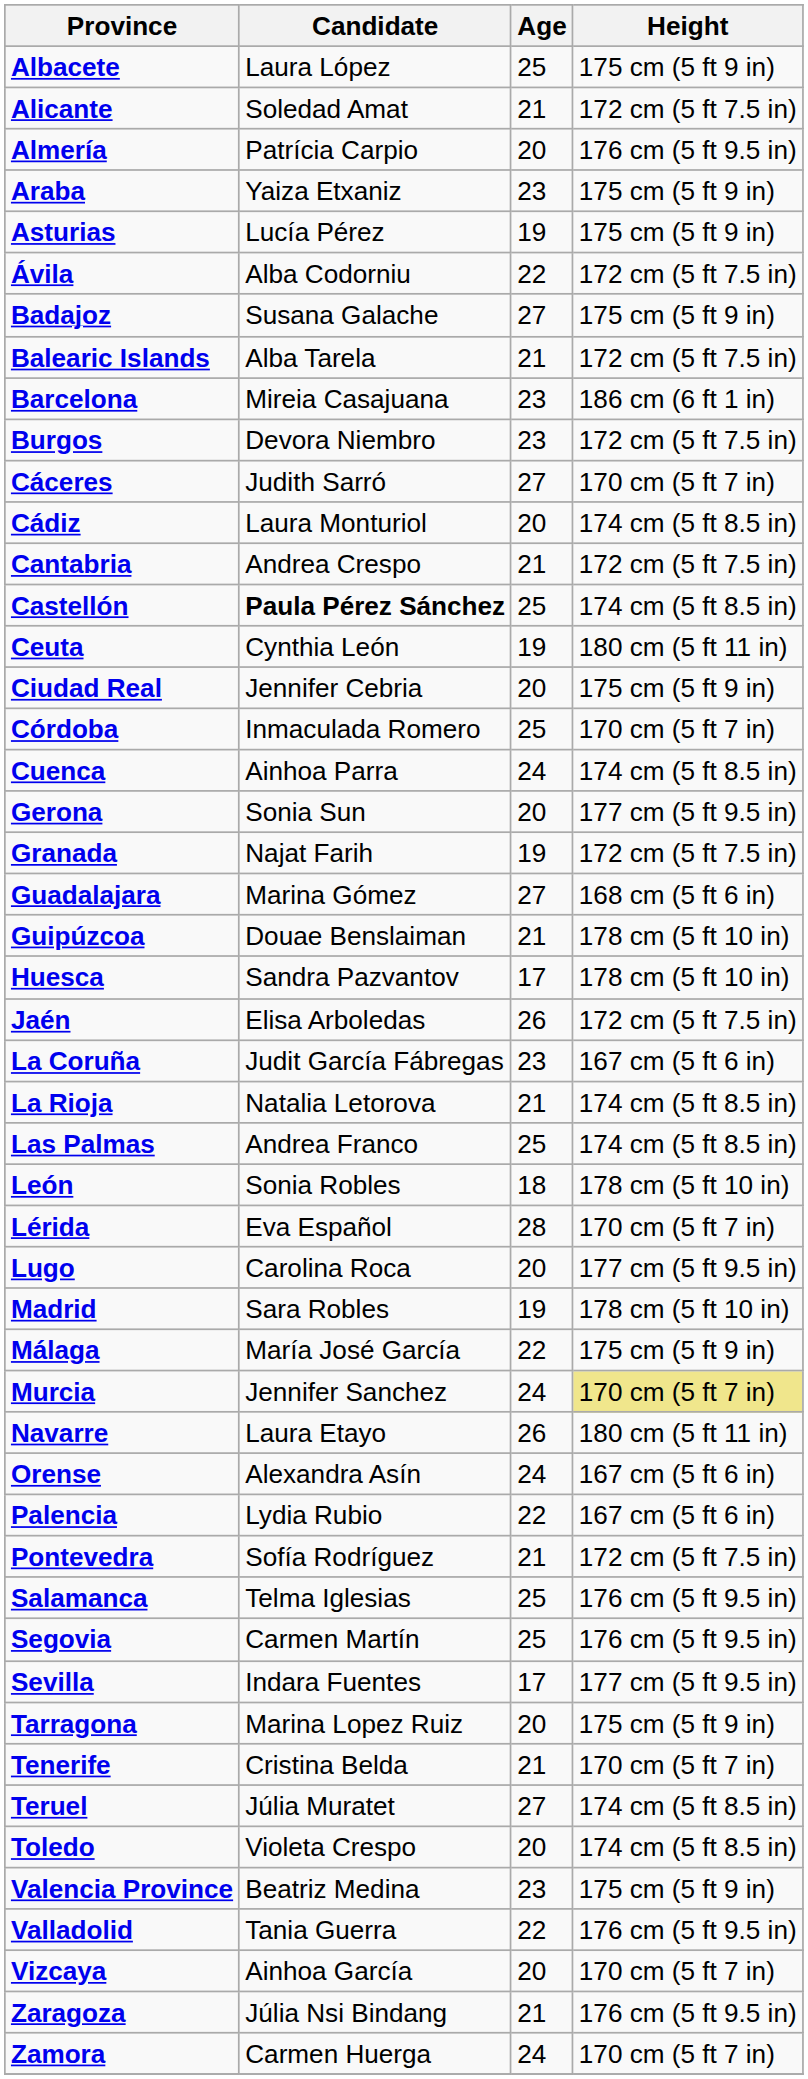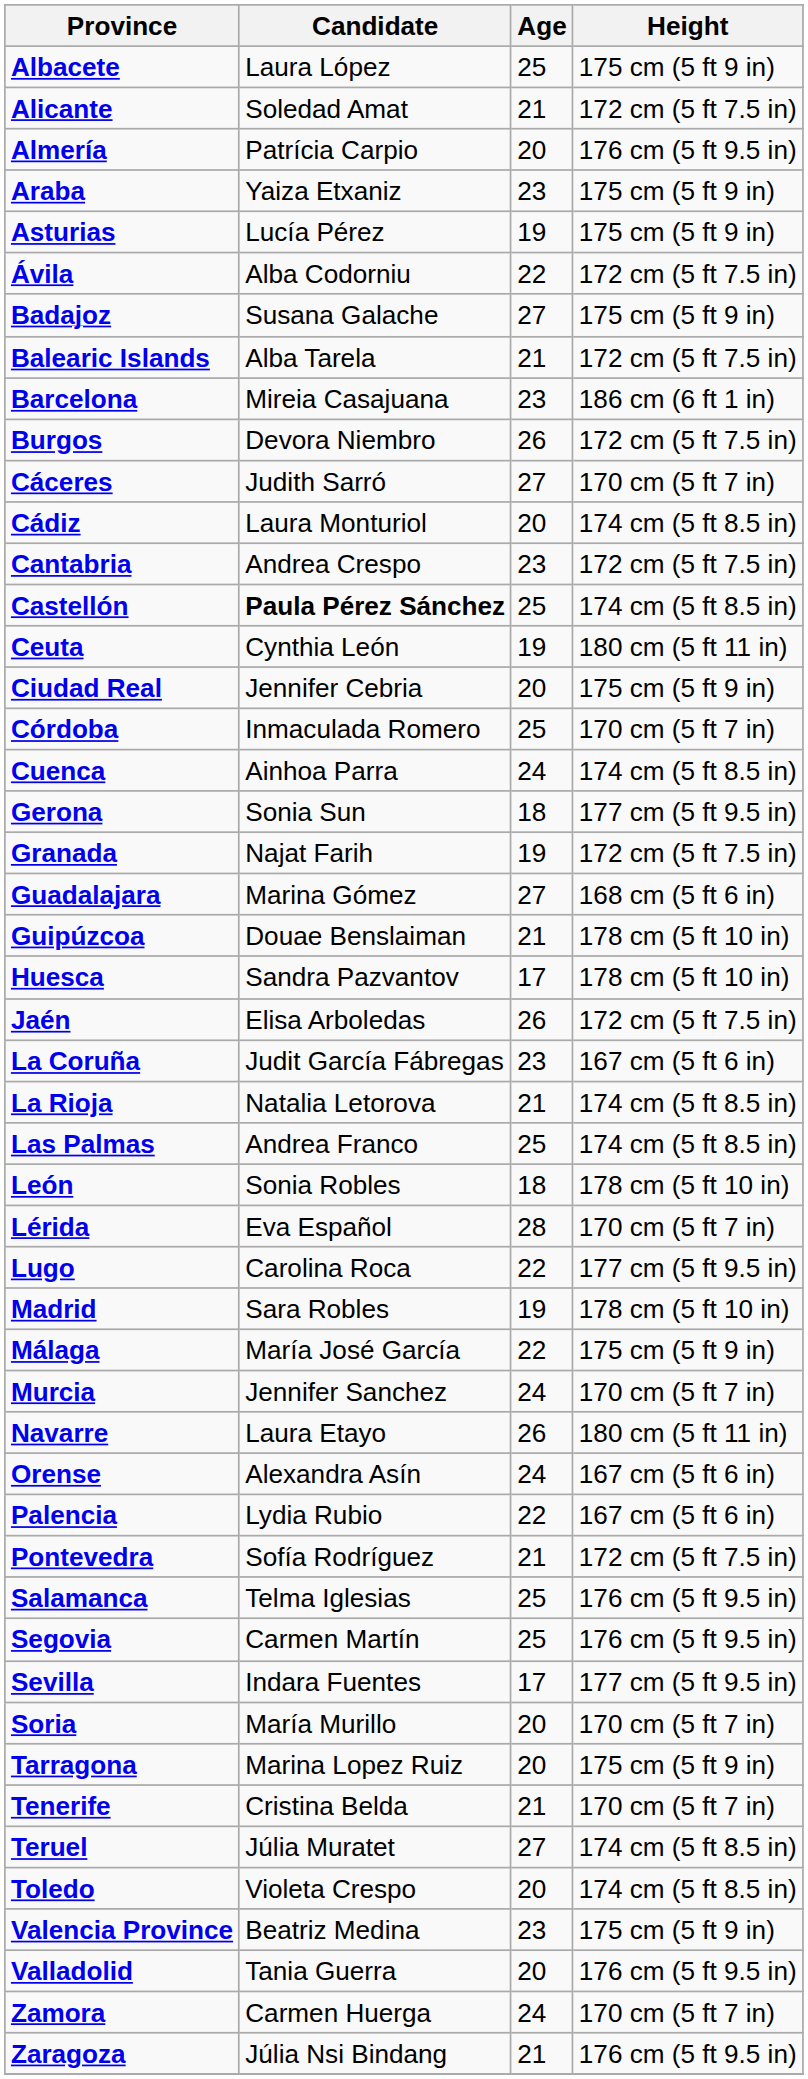(532, 440) 23 -> (532, 440) 26
(532, 564) 21 -> (532, 564) 23
(532, 812) 20 -> (532, 812) 18
(532, 1267) 20 -> (532, 1267) 22
(677, 1392) khaki background -> (677, 1392) no background
+ row: (44, 1723)
(532, 1930) 22 -> (532, 1971) 20
- row: (59, 1971)
rows swapped: (58, 2054) <-> (68, 2012)
